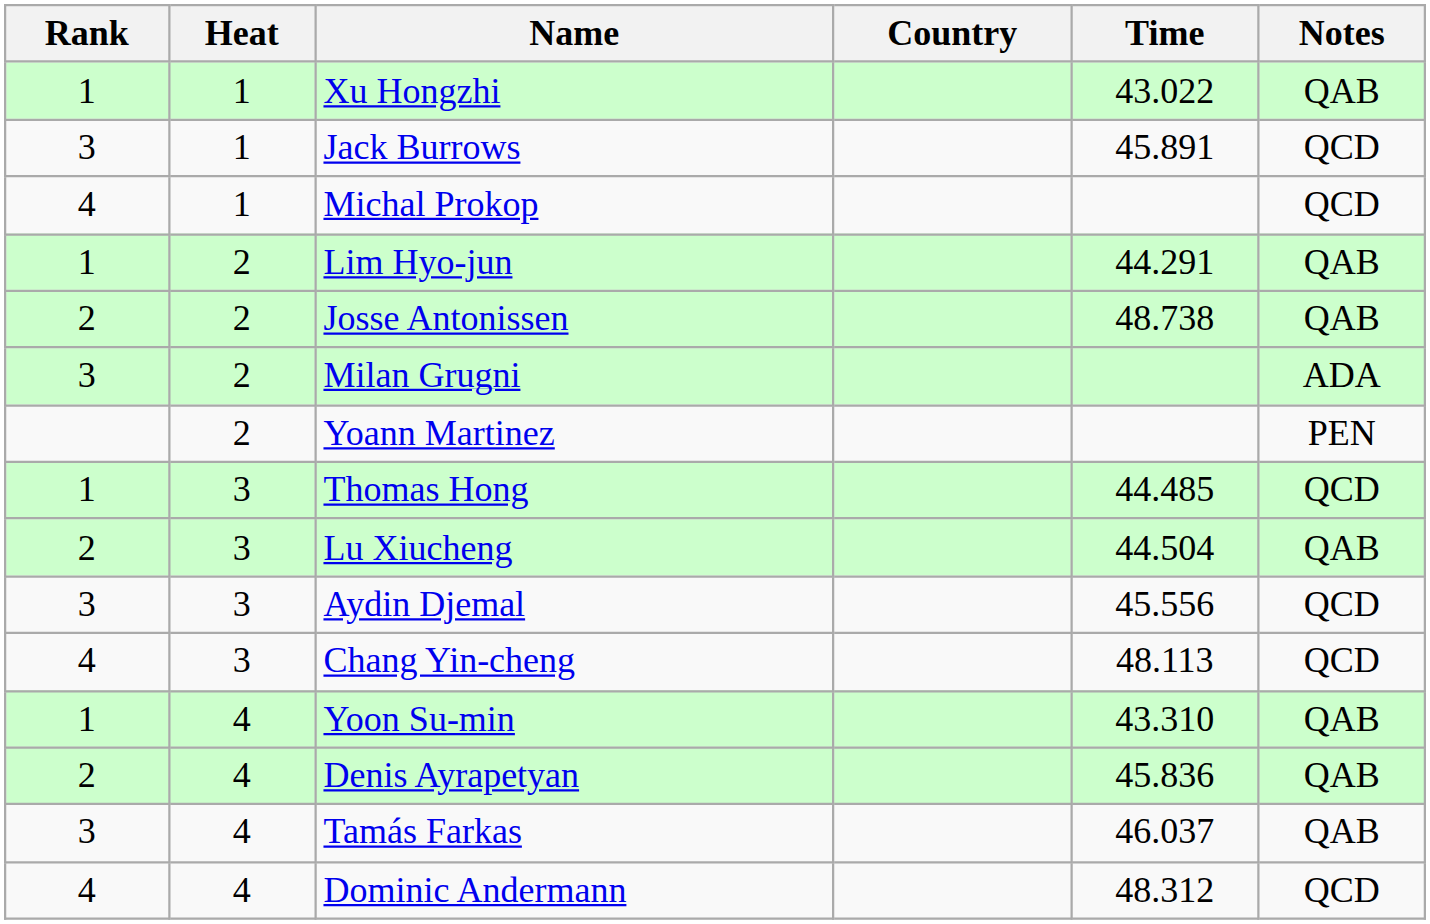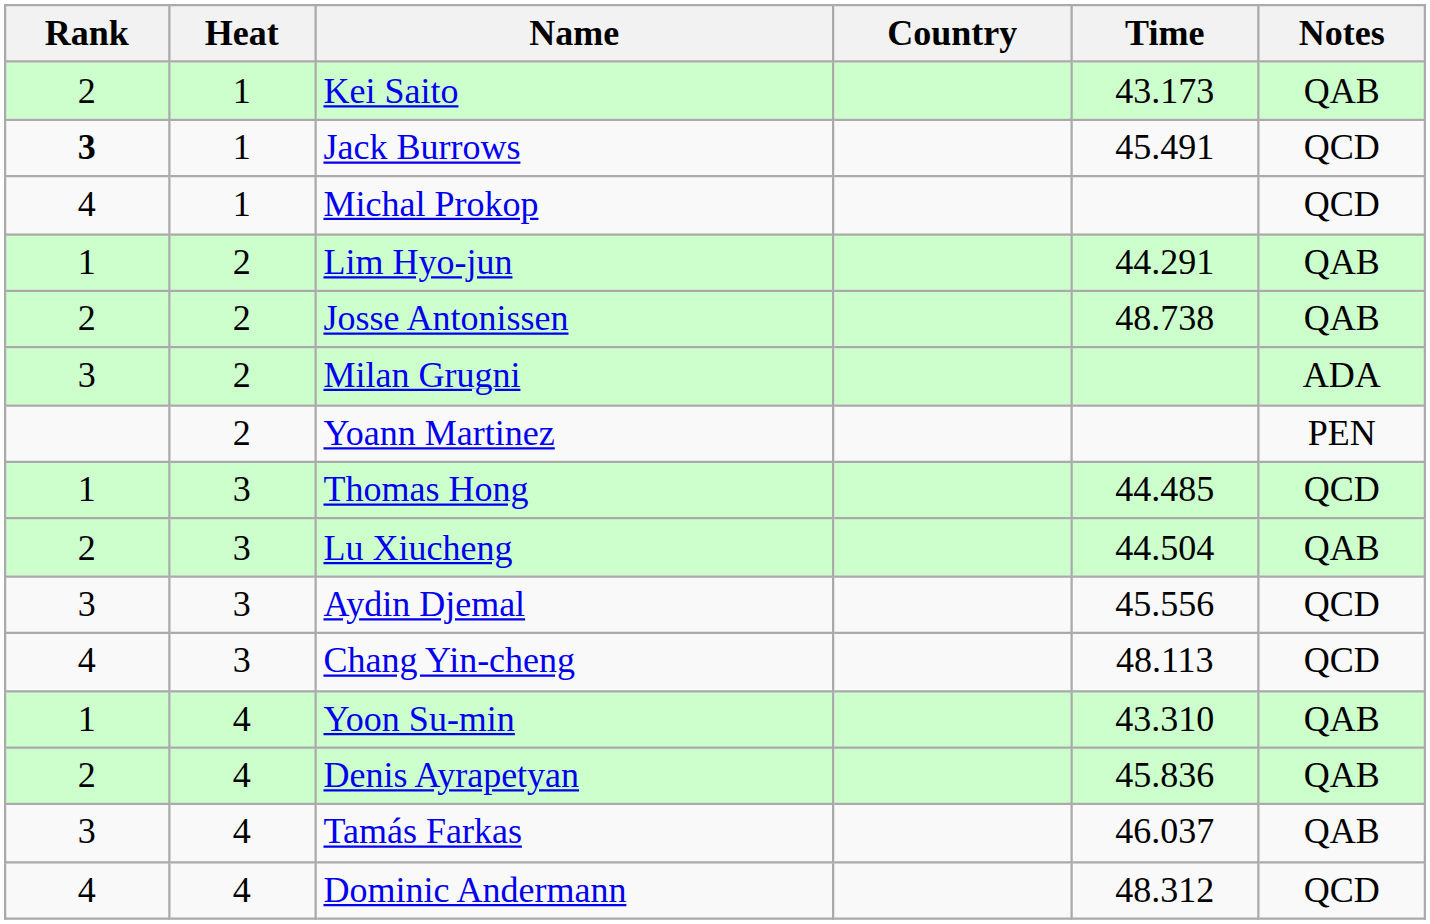- row: (412, 90)
+ row: (391, 90)
(87, 147) normal -> (87, 147) bold
(1165, 147) 45.891 -> (1165, 147) 45.491
